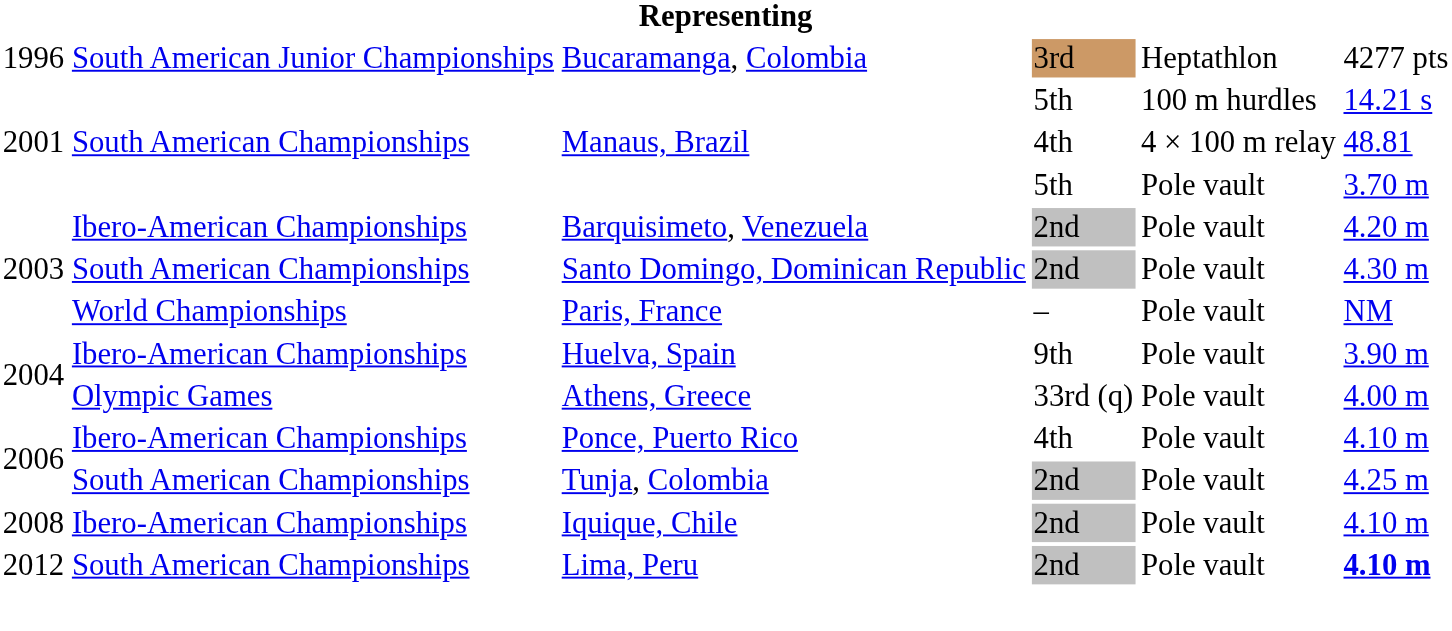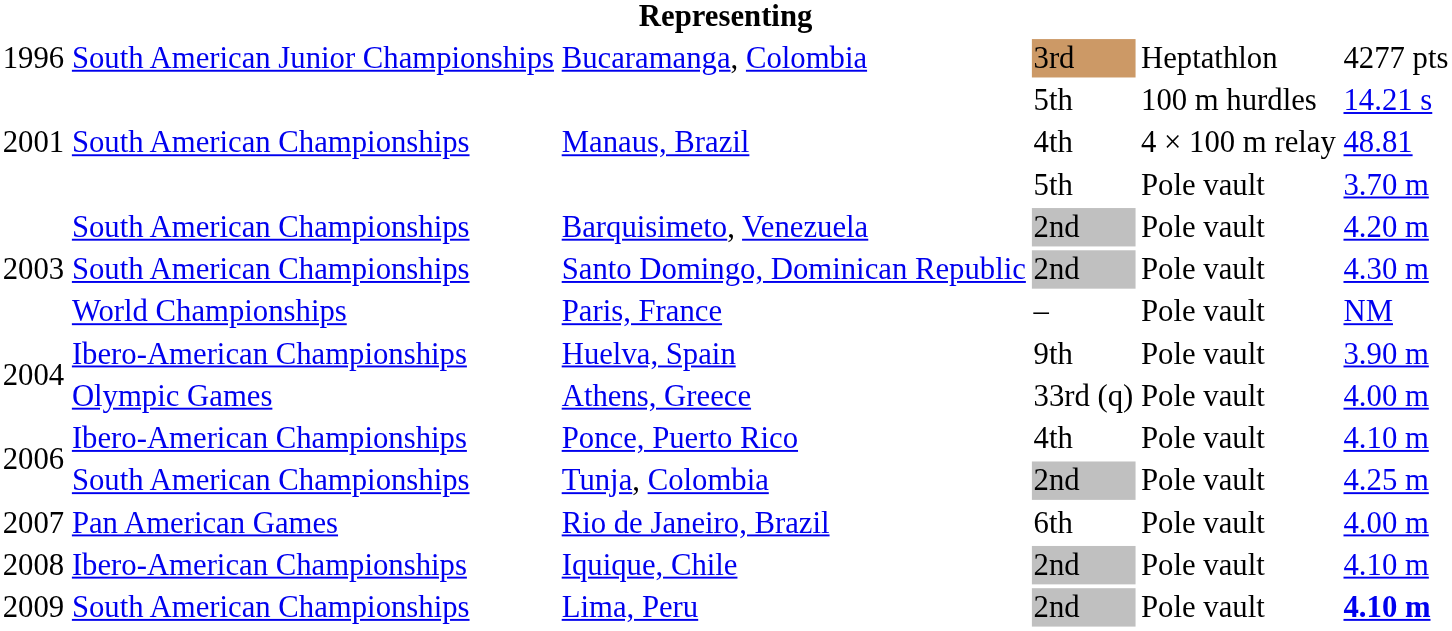(269, 226) Ibero-American Championships -> (271, 226) South American Championships
+ row: (696, 522)
(33, 564) 2012 -> (33, 606) 2009
